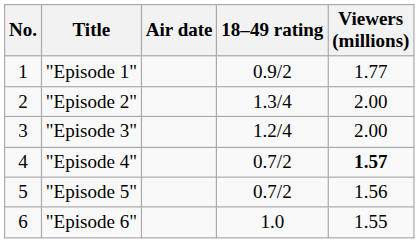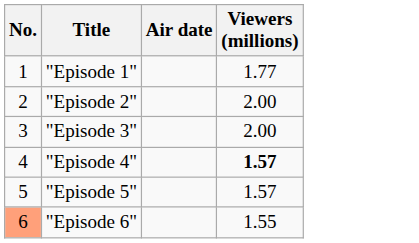- column: (272, 30)
(371, 191) 1.56 -> (260, 191) 1.57
(23, 222) no background -> (23, 222) lightsalmon background
